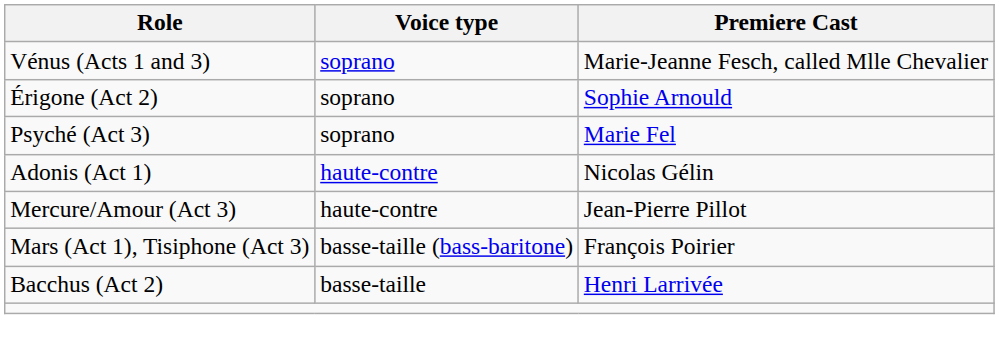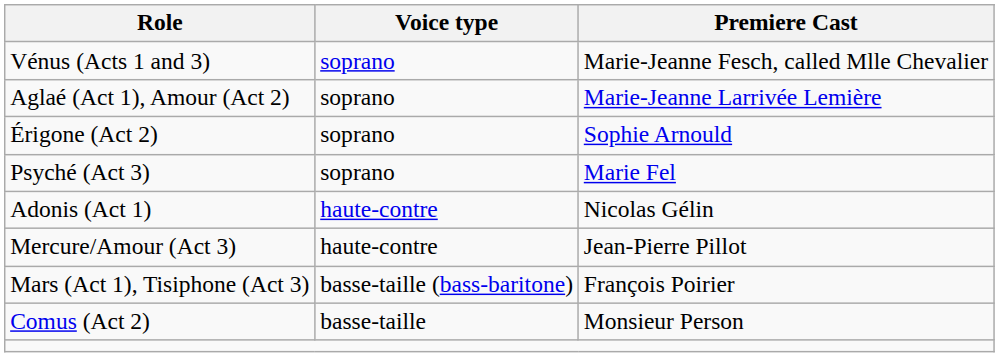+ row: (150, 97)
- row: (87, 284)
+ row: (80, 321)
